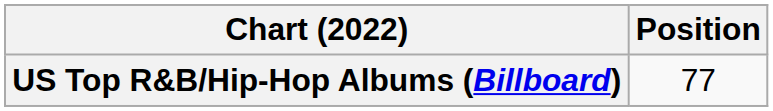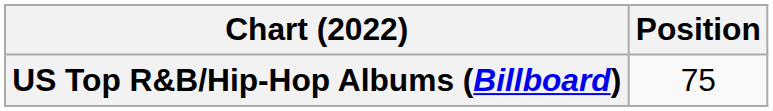(698, 79) 77 -> (698, 79) 75
